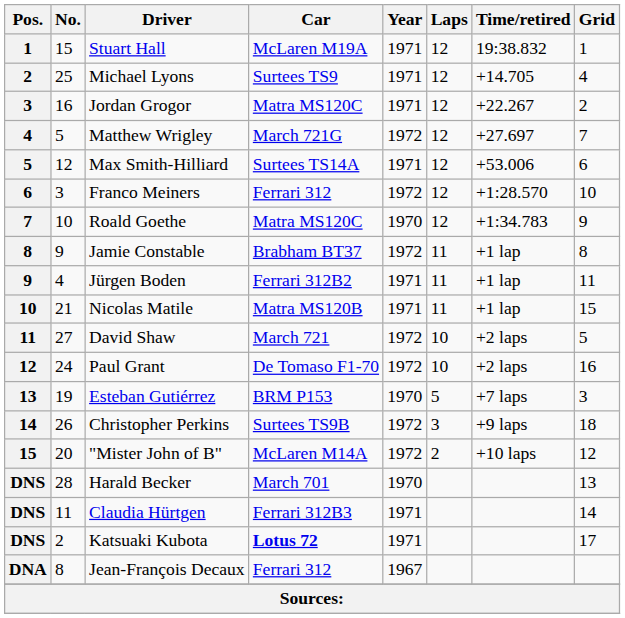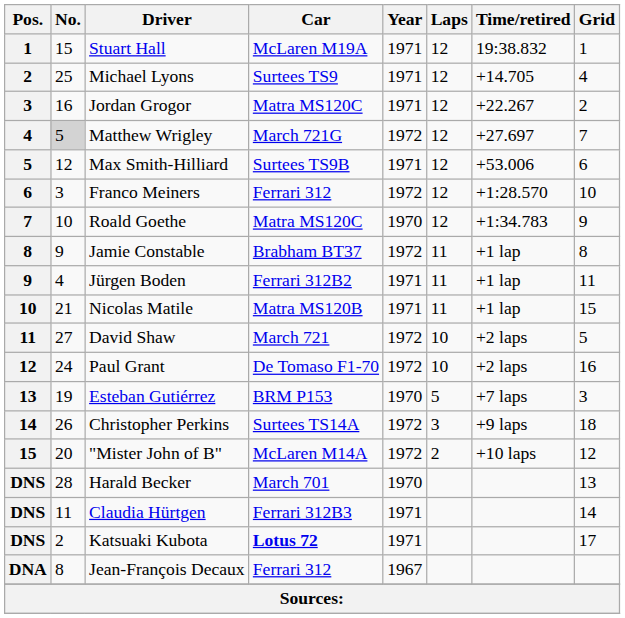(59, 135) no background -> (59, 135) lightgrey background
(306, 164) Surtees TS14A -> (301, 164) Surtees TS9B
(301, 425) Surtees TS9B -> (306, 425) Surtees TS14A
